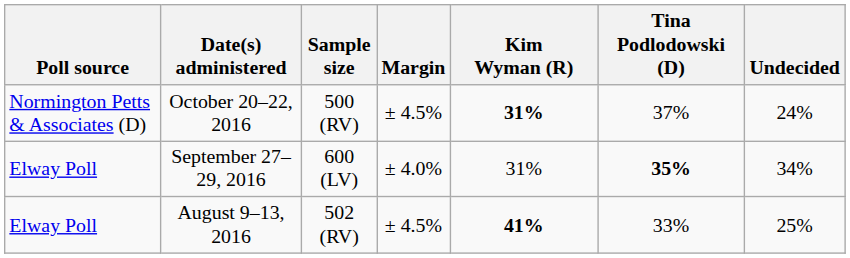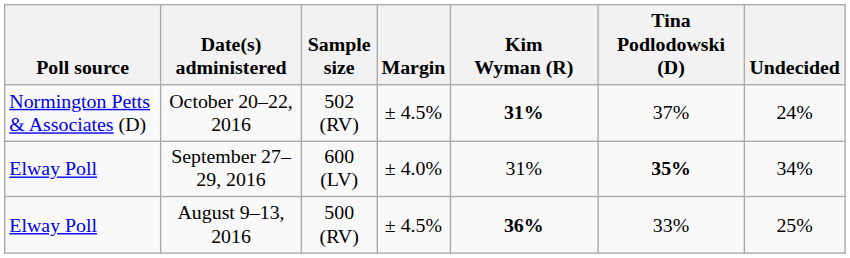(339, 112) 500 (RV) -> (339, 112) 502 (RV)
(339, 225) 502 (RV) -> (339, 225) 500 (RV)
(524, 225) 41% -> (524, 225) 36%
